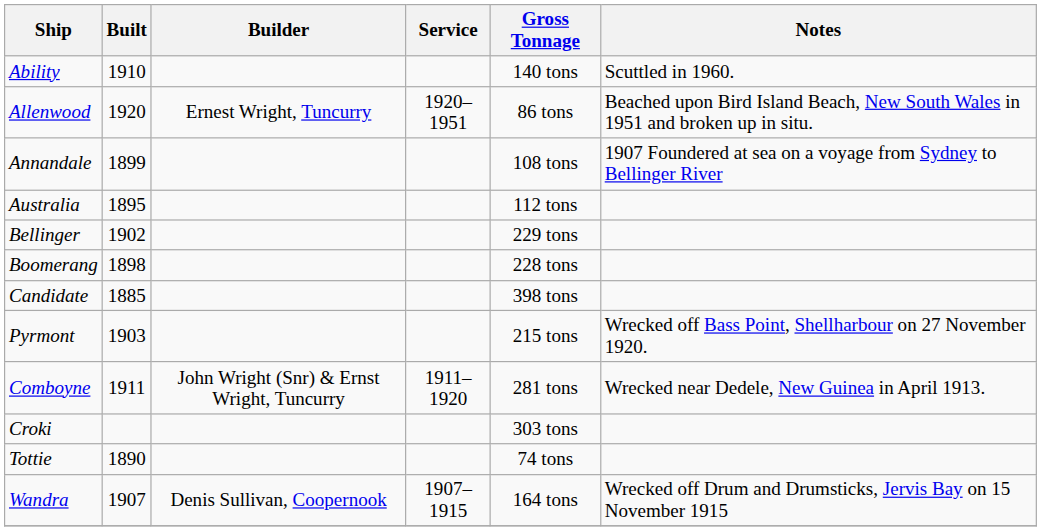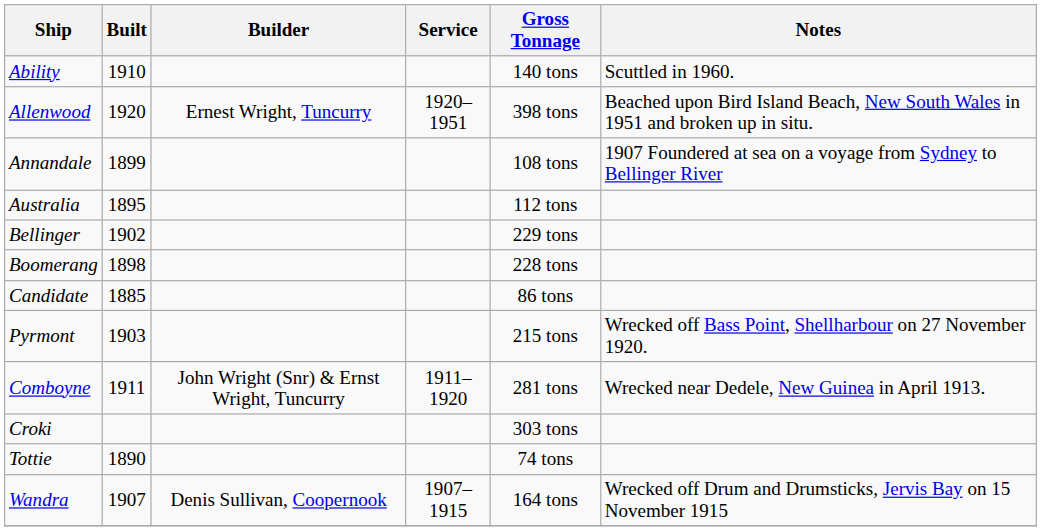(545, 112) 86 tons -> (545, 112) 398 tons
(545, 295) 398 tons -> (545, 295) 86 tons
